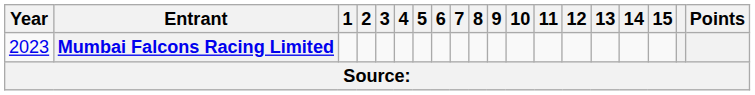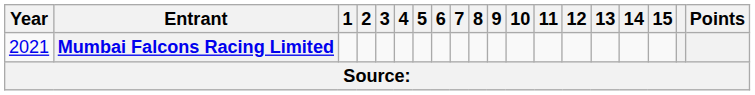(29, 47) 2023 -> (29, 47) 2021
